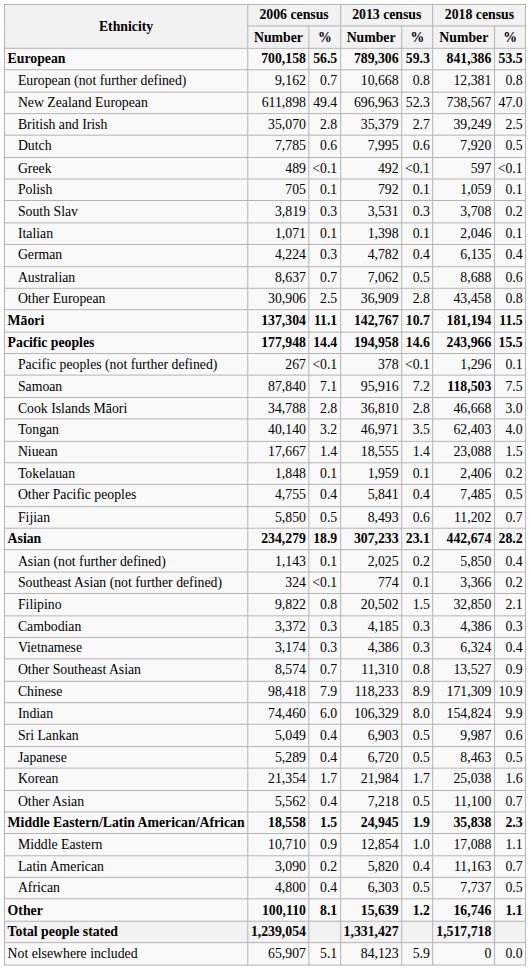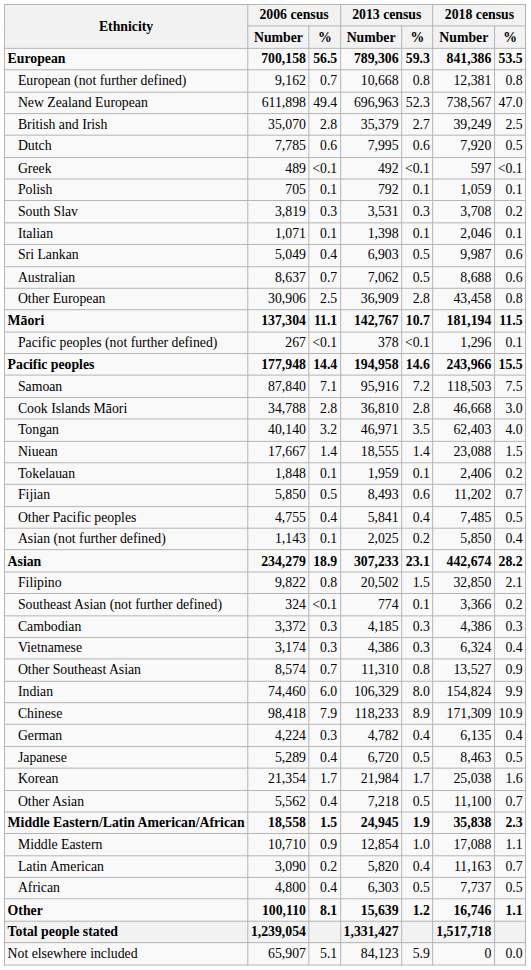rows swapped: (35, 255) <-> (43, 735)
rows swapped: (51, 342) <-> (112, 364)
(469, 386) bold -> (469, 386) normal
rows swapped: (29, 517) <-> (72, 495)
rows swapped: (24, 539) <-> (87, 560)
rows swapped: (115, 582) <-> (35, 604)
rows swapped: (35, 691) <-> (30, 713)
